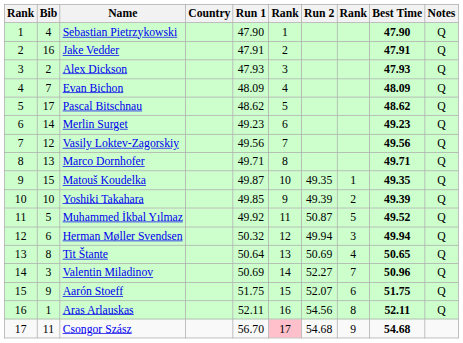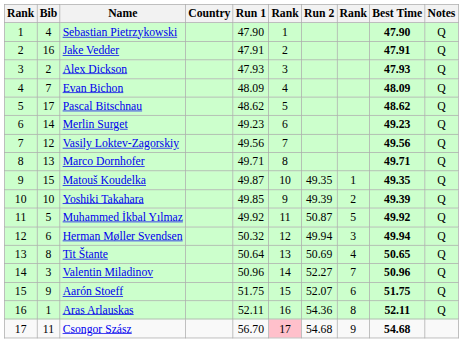(397, 217) 49.52 -> (397, 217) 49.92
(251, 273) 50.69 -> (251, 273) 50.96
(319, 310) 54.56 -> (319, 310) 54.36
